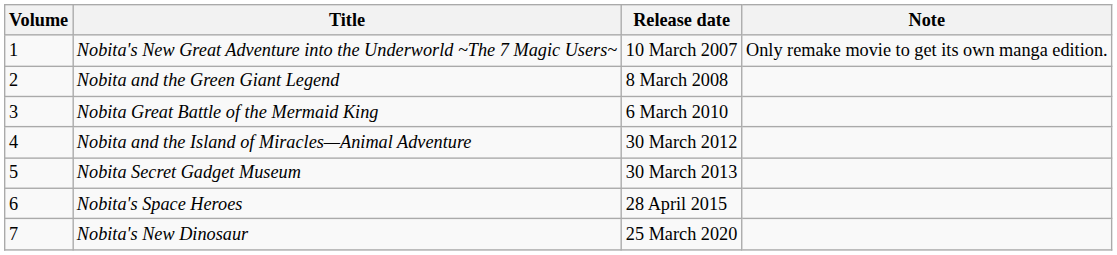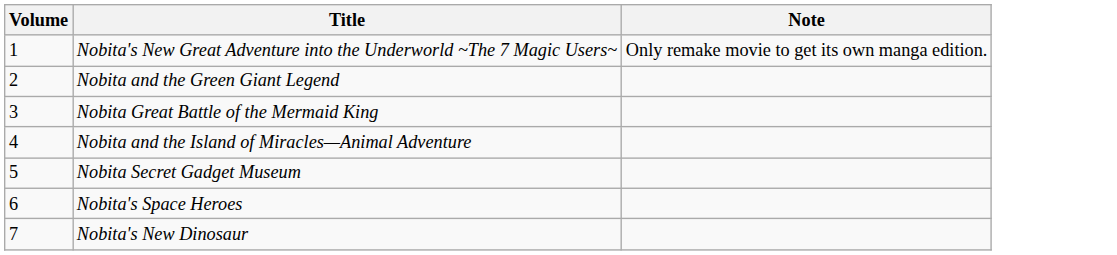- column: (682, 20)
